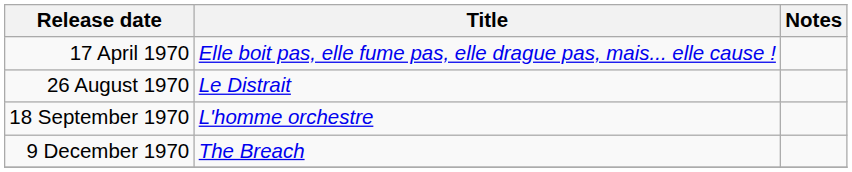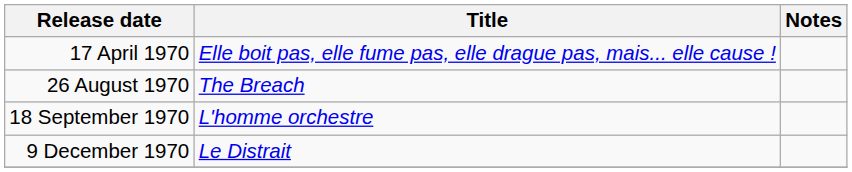(245, 85) Le Distrait -> (252, 85) The Breach
(252, 150) The Breach -> (245, 150) Le Distrait
